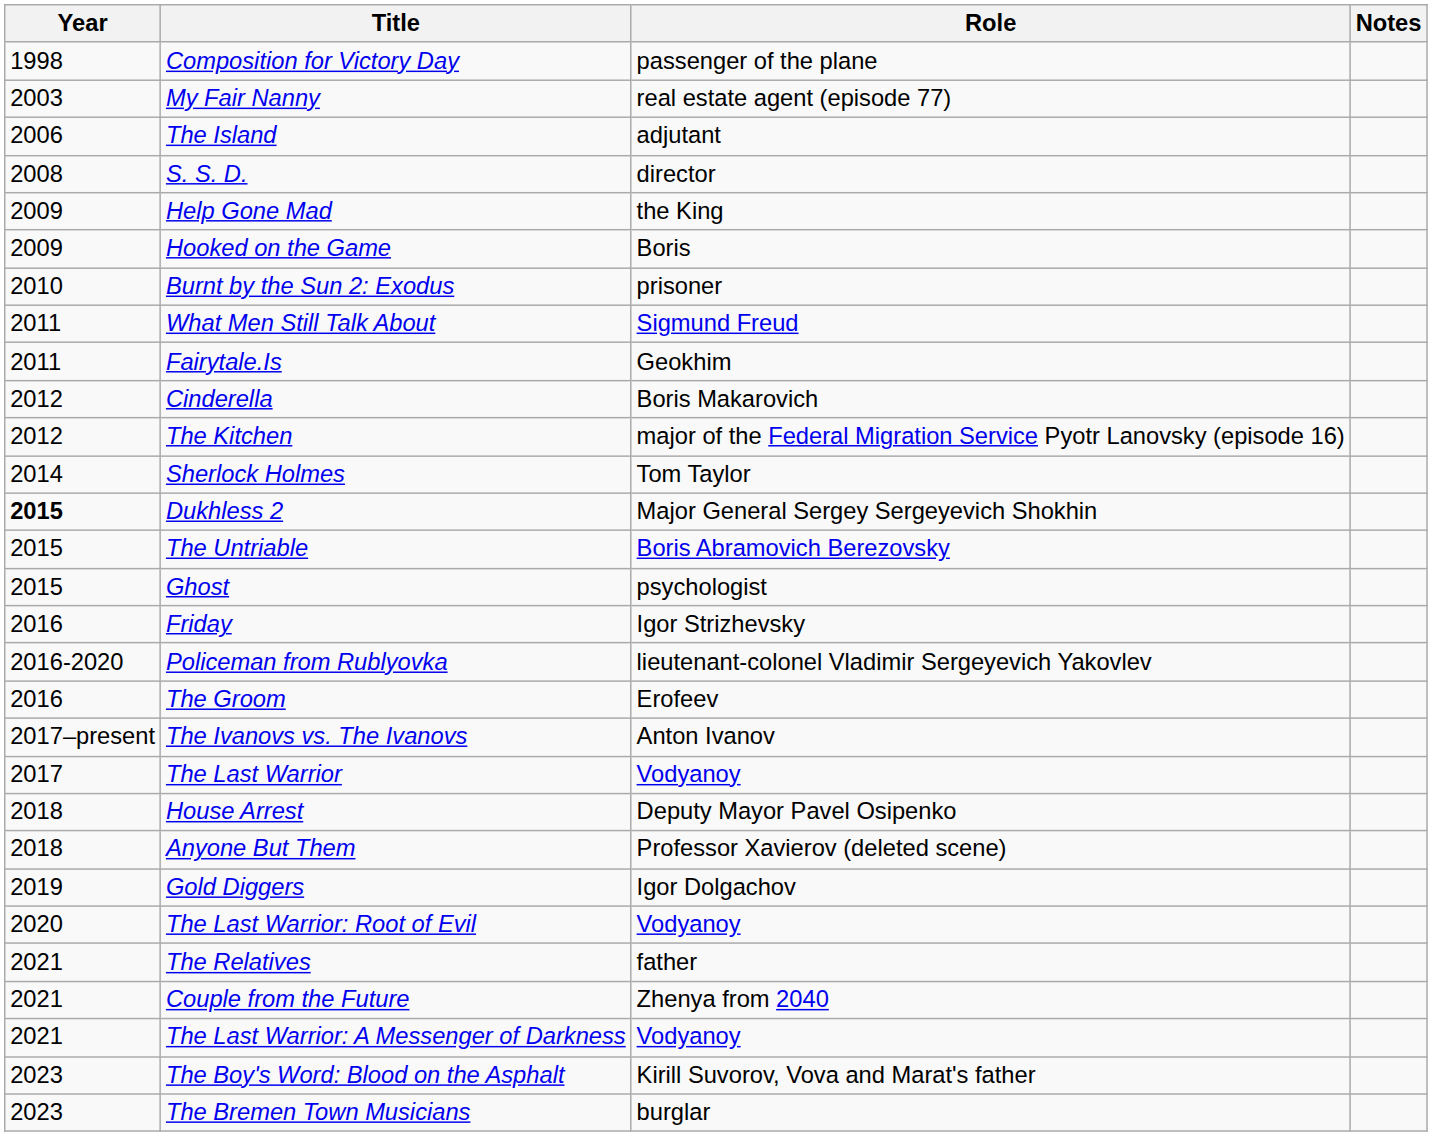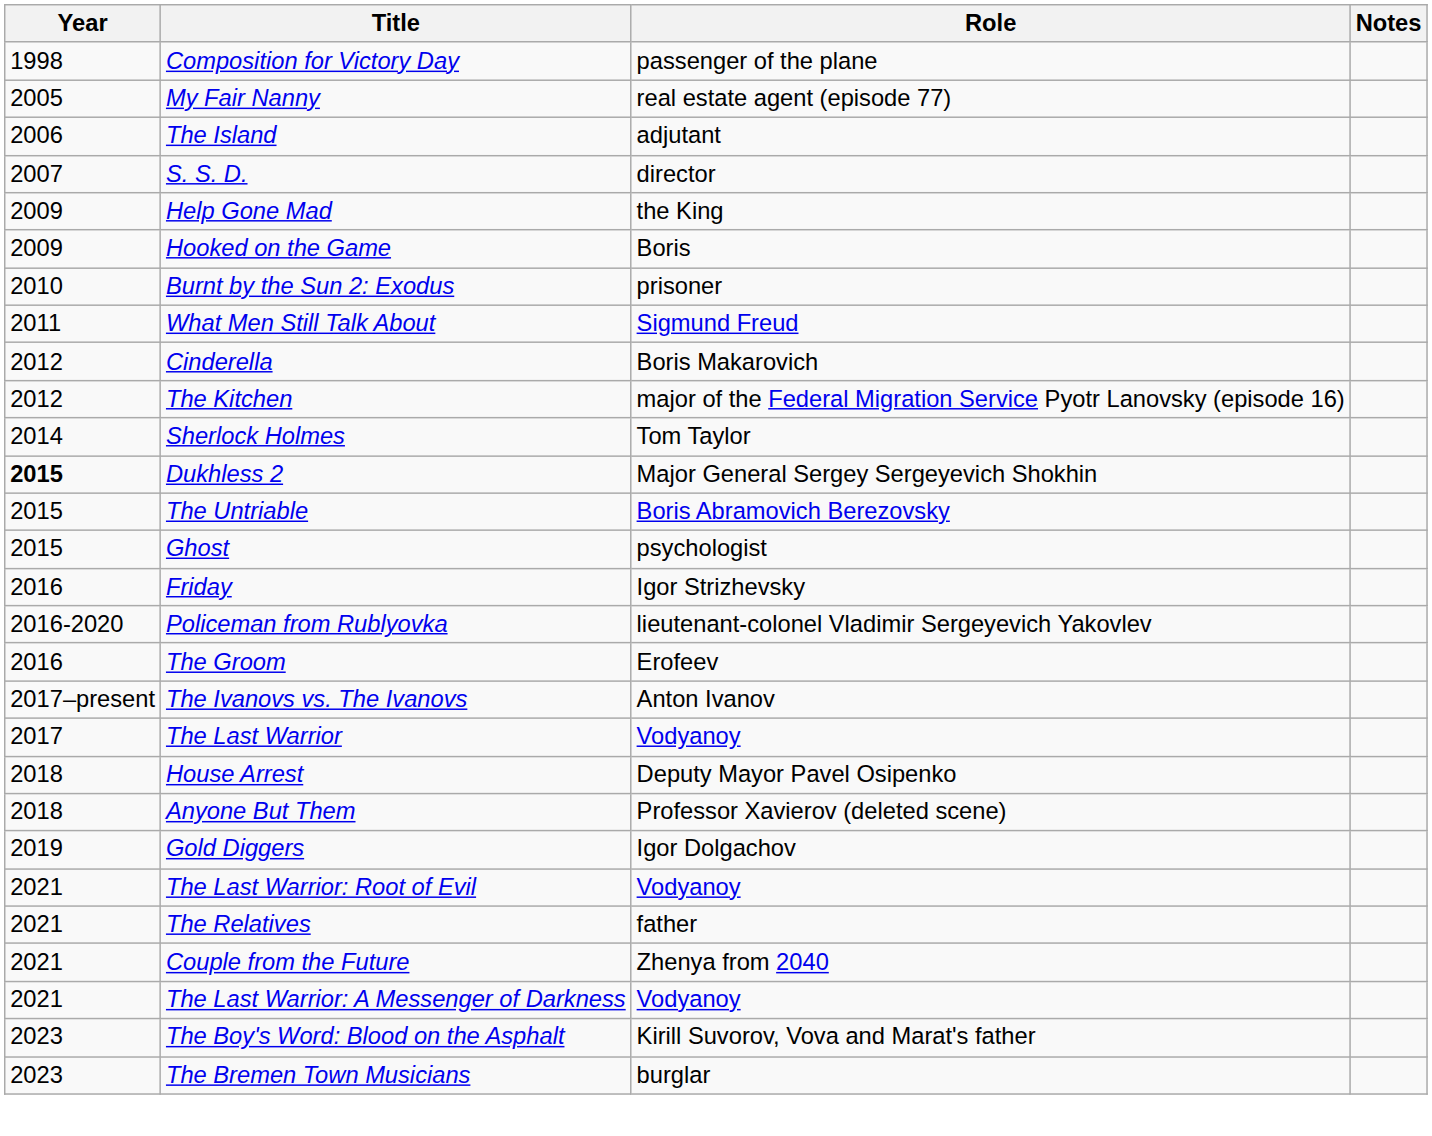(37, 98) 2003 -> (37, 98) 2005
(37, 173) 2008 -> (37, 173) 2007
- row: (224, 361)
(37, 924) 2020 -> (37, 887) 2021
